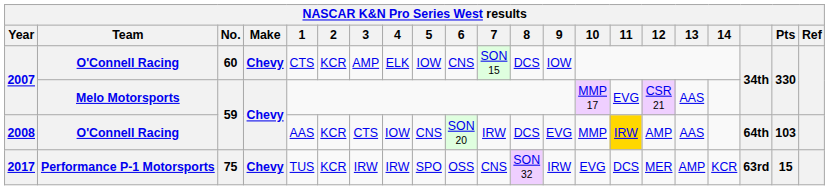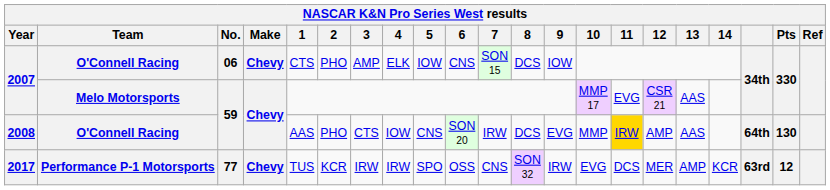(231, 63) 60 -> (231, 63) 06
(333, 63) KCR -> (334, 63) PHO
(333, 132) KCR -> (334, 132) PHO
(786, 132) 103 -> (786, 132) 130
(231, 167) 75 -> (231, 167) 77
(786, 167) 15 -> (786, 167) 12
